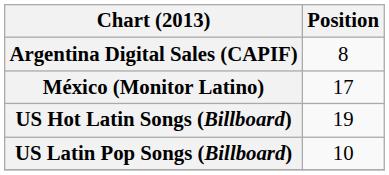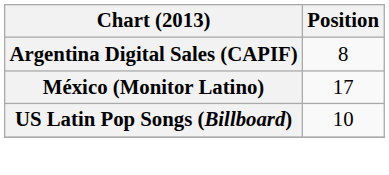- row: (154, 119)
